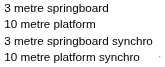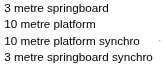rows swapped: (79, 41) <-> (72, 57)
